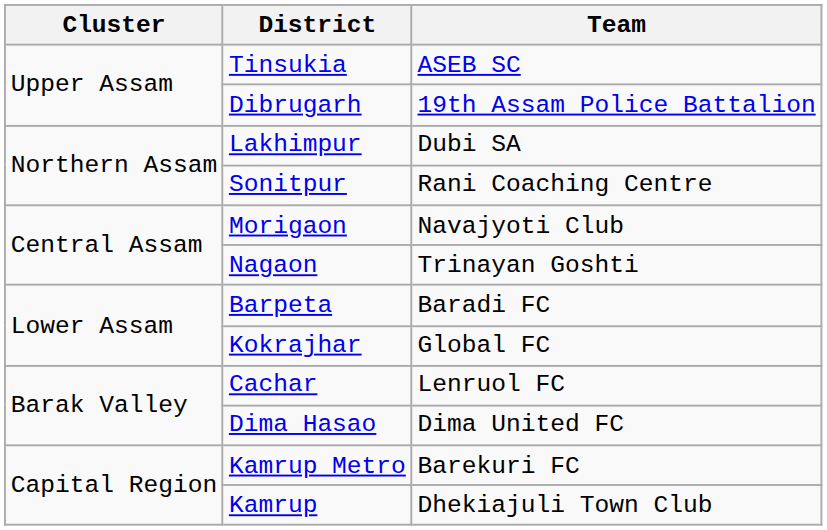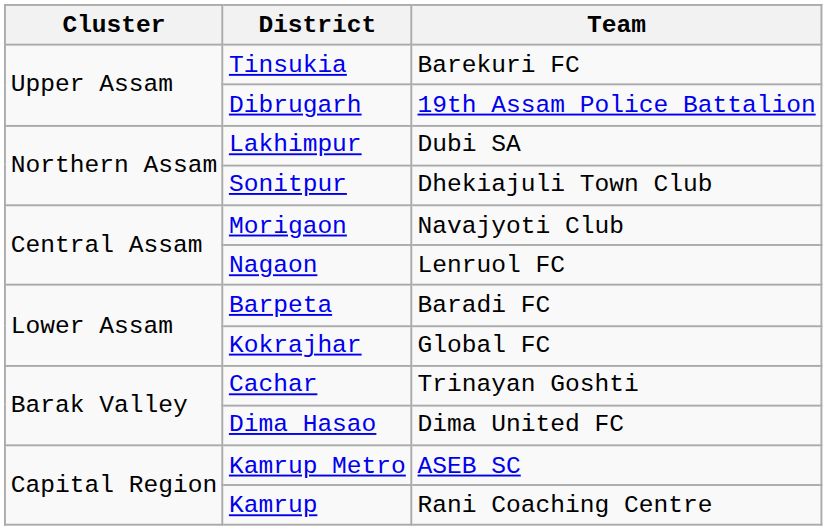(469, 65) ASEB SC -> (499, 65) Barekuri FC
(565, 185) Rani Coaching Centre -> (565, 185) Dhekiajuli Town Club
(528, 265) Trinayan Goshti -> (491, 265) Lenruol FC
(491, 385) Lenruol FC -> (528, 385) Trinayan Goshti
(499, 465) Barekuri FC -> (469, 465) ASEB SC
(565, 505) Dhekiajuli Town Club -> (565, 505) Rani Coaching Centre
